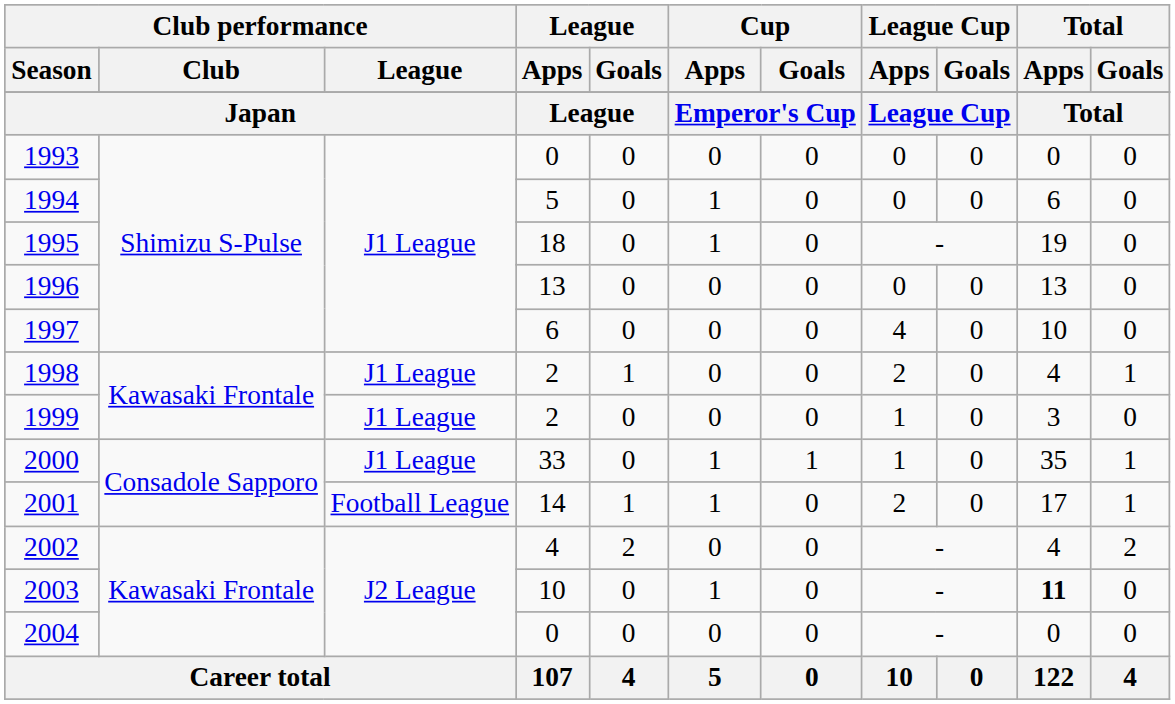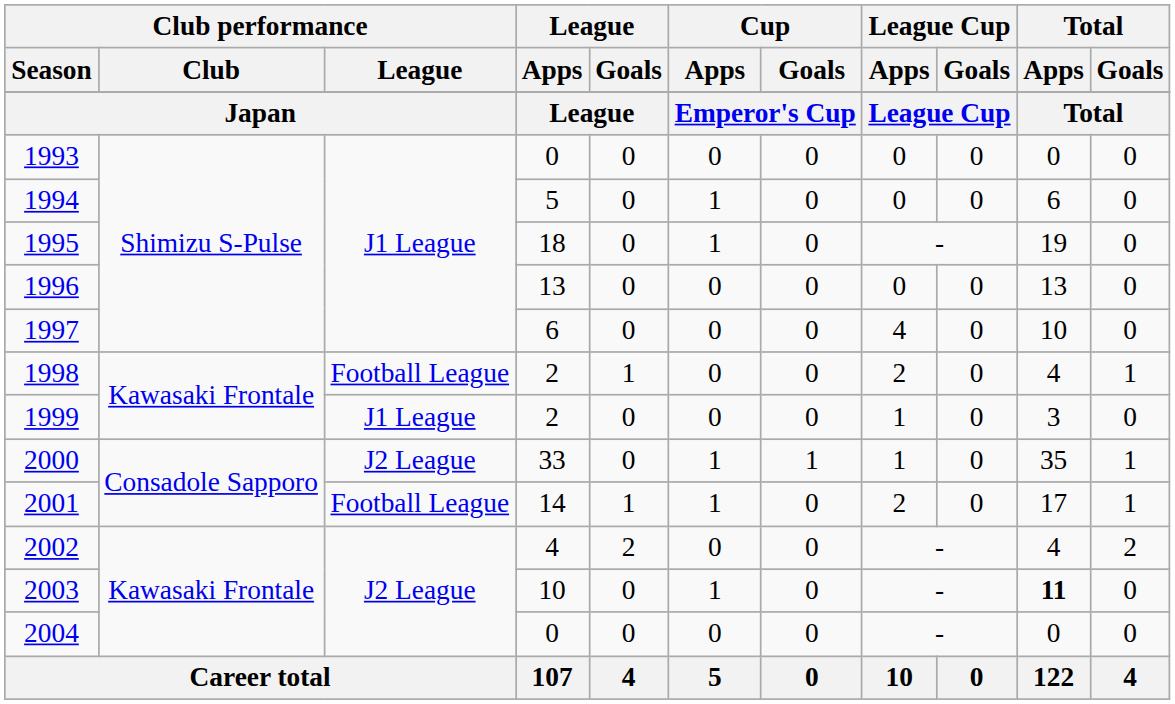(420, 373) J1 League -> (420, 373) Football League
(420, 460) J1 League -> (420, 460) J2 League
